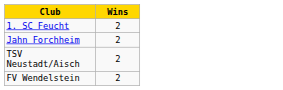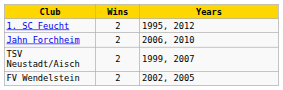+ column: (209, 11)
